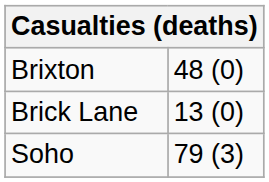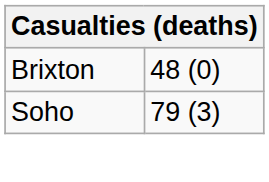- row: (75, 111)
